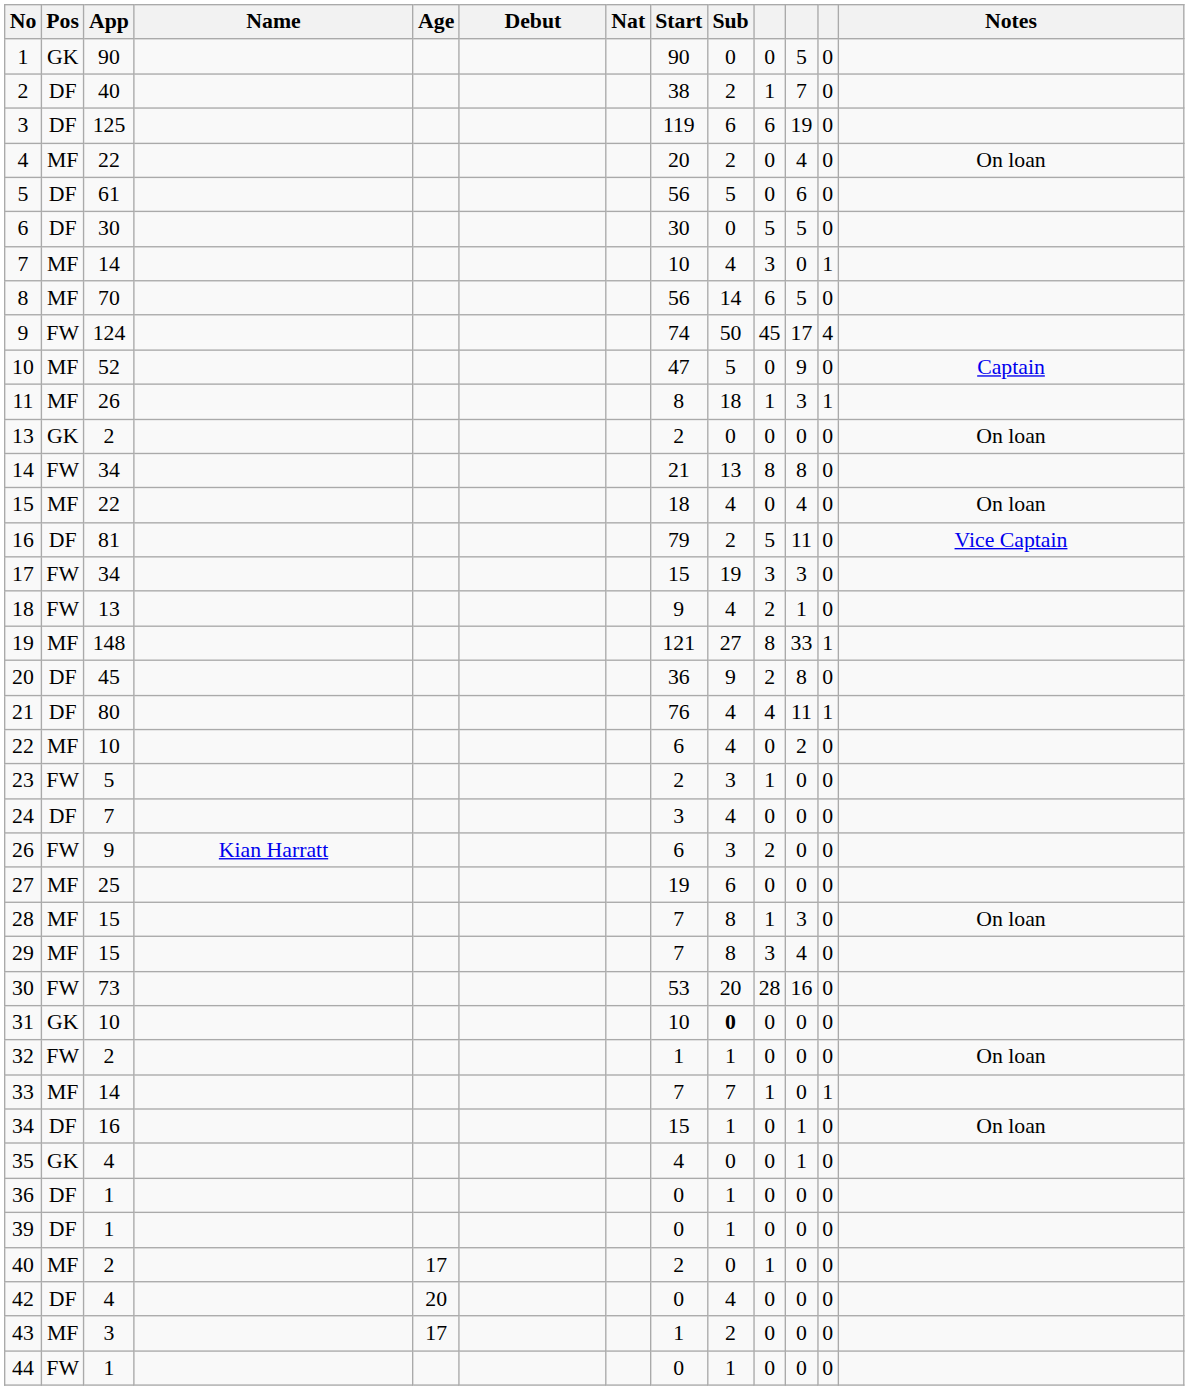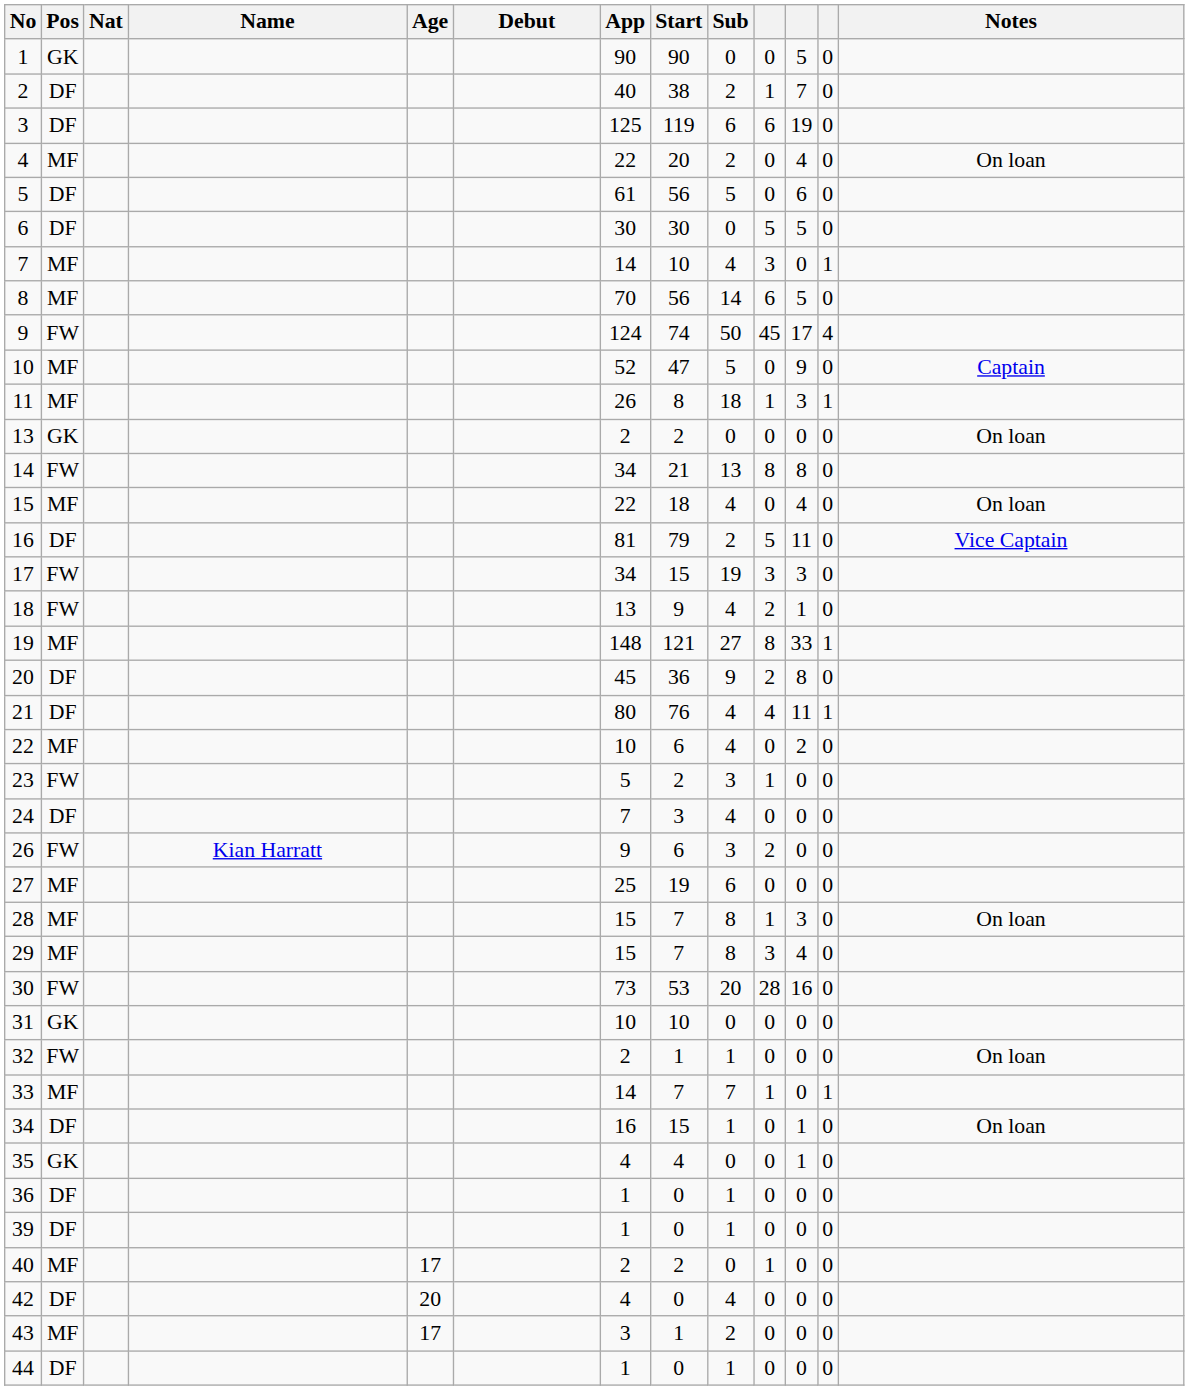columns swapped: (628, 21) <-> (109, 21)
(731, 1022) bold -> (731, 1022) normal
(63, 1367) FW -> (63, 1367) DF
